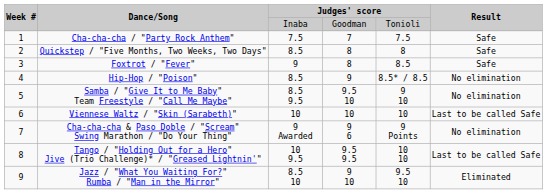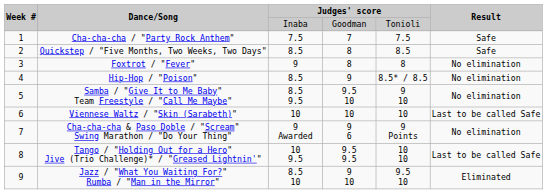(403, 51) 8 -> (403, 51) 8.5
(403, 64) 8.5 -> (403, 64) 8
(486, 64) Safe -> (486, 64) No elimination
